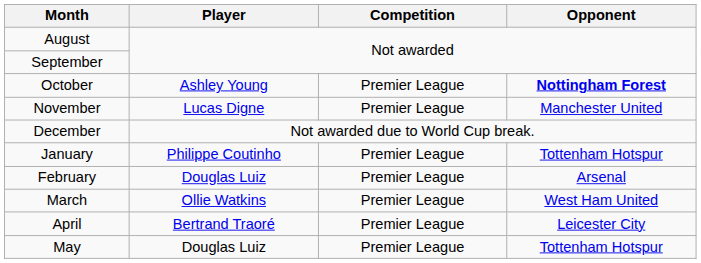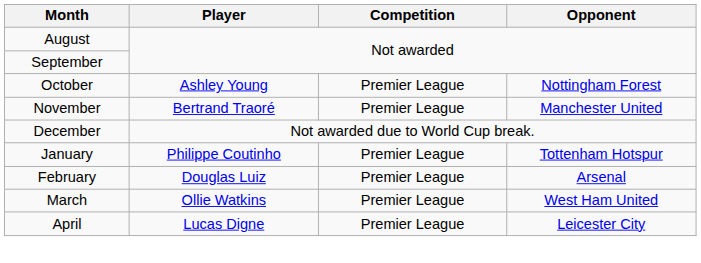(601, 85) bold -> (601, 85) normal
(224, 108) Lucas Digne -> (224, 108) Bertrand Traoré
(224, 223) Bertrand Traoré -> (224, 223) Lucas Digne
- row: (67, 246)
